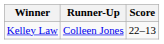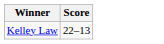- column: (93, 13)
